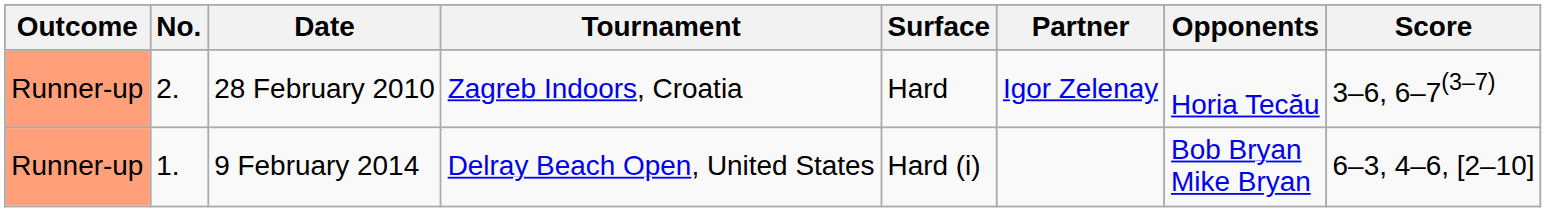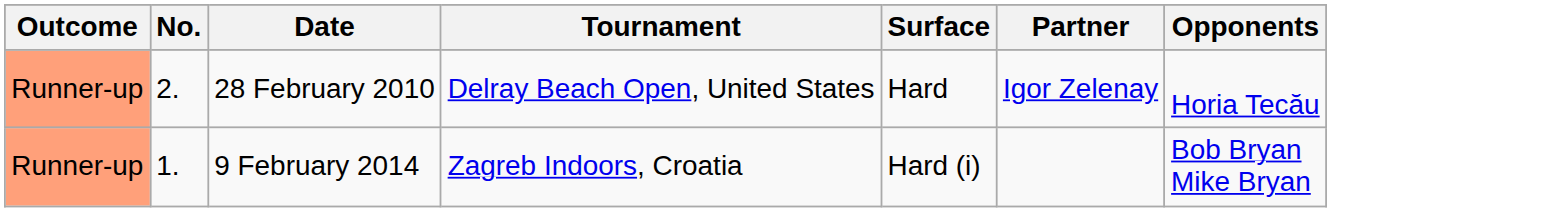- column: (1434, 26)
(595, 88) Zagreb Indoors, Croatia -> (661, 88) Delray Beach Open, United States
(661, 165) Delray Beach Open, United States -> (595, 165) Zagreb Indoors, Croatia
